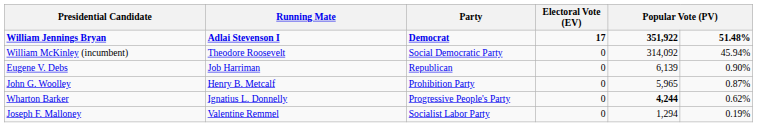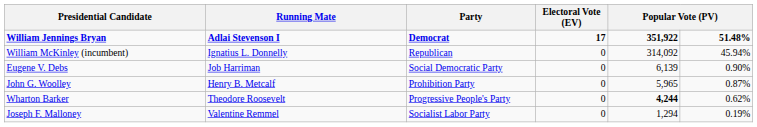(246, 53) Theodore Roosevelt -> (248, 53) Ignatius L. Donnelly
(456, 53) Social Democratic Party -> (431, 53) Republican
(431, 68) Republican -> (456, 68) Social Democratic Party
(248, 99) Ignatius L. Donnelly -> (246, 99) Theodore Roosevelt
